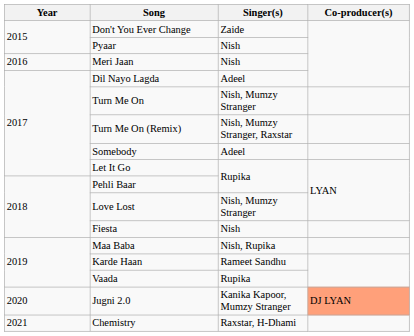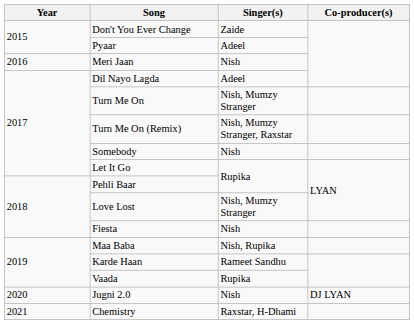(230, 45) Nish -> (233, 45) Adeel
(233, 151) Adeel -> (230, 151) Nish
(256, 301) Kanika Kapoor, Mumzy Stranger -> (230, 295) Nish
(331, 301) lightsalmon background -> (331, 295) no background
